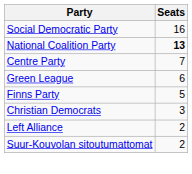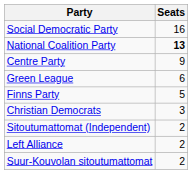(182, 62) 7 -> (182, 62) 9
+ row: (78, 128)
